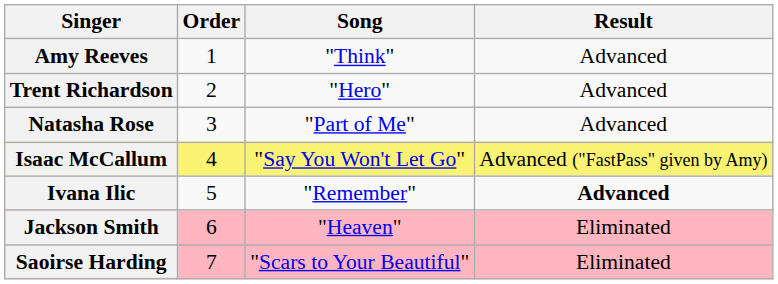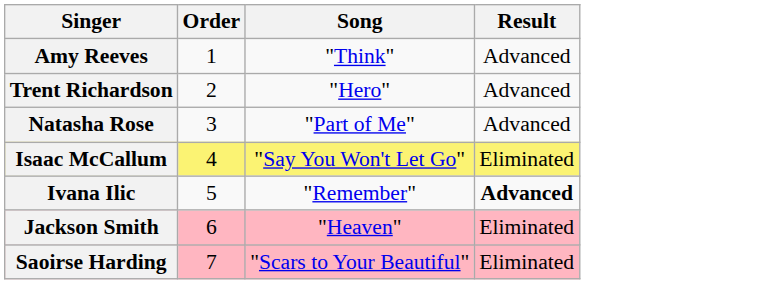(623, 158) Advanced ("FastPass" given by Amy) -> (527, 158) Eliminated
